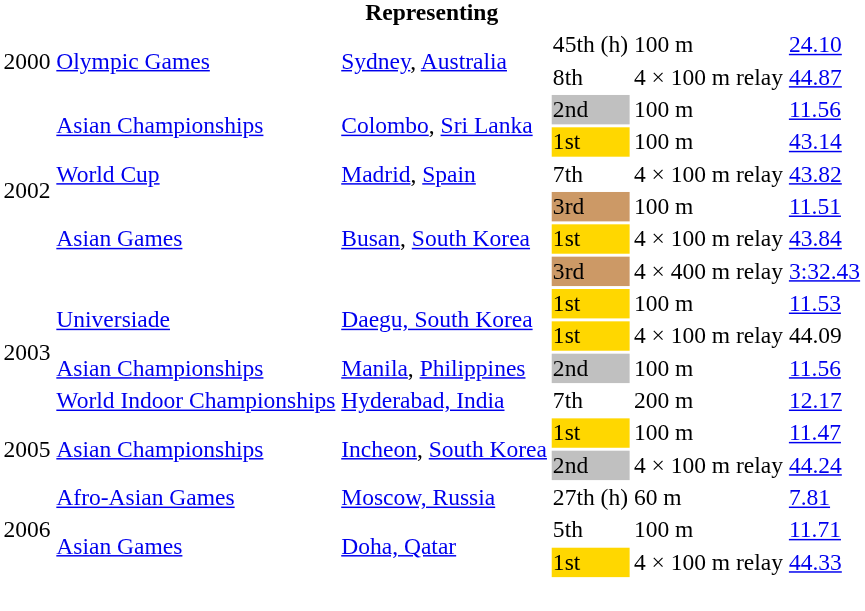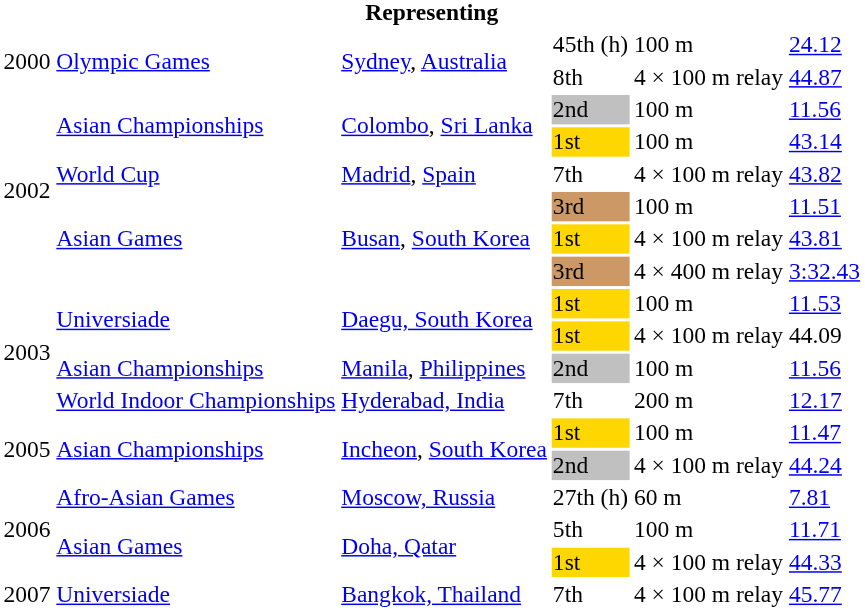(815, 44) 24.10 -> (815, 44) 24.12
(815, 238) 43.84 -> (815, 238) 43.81
+ row: (431, 594)
